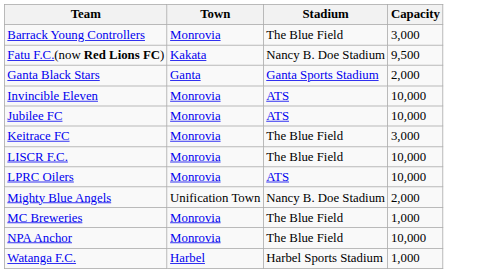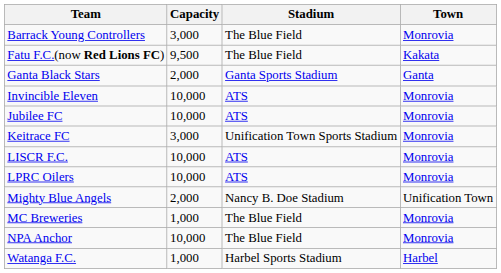columns swapped: (215, 14) <-> (415, 14)
(326, 55) Nancy B. Doe Stadium -> (263, 55) The Blue Field
(305, 136) The Blue Field -> (311, 136) Unification Town Sports Stadium
(305, 156) The Blue Field -> (236, 156) ATS
